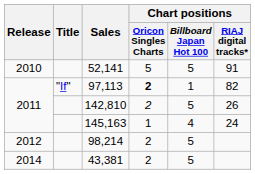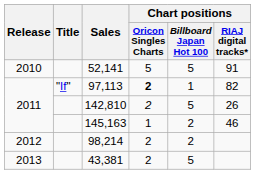(191, 123) 4 -> (191, 123) 2
(232, 123) 24 -> (232, 123) 46
(191, 141) 5 -> (191, 141) 2
(29, 160) 2014 -> (29, 160) 2013
